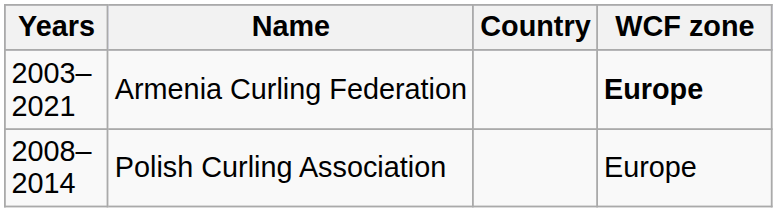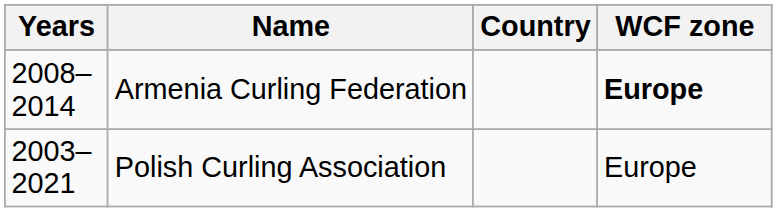(52, 89) 2003–2021 -> (52, 89) 2008–2014
(52, 167) 2008–2014 -> (52, 167) 2003–2021
